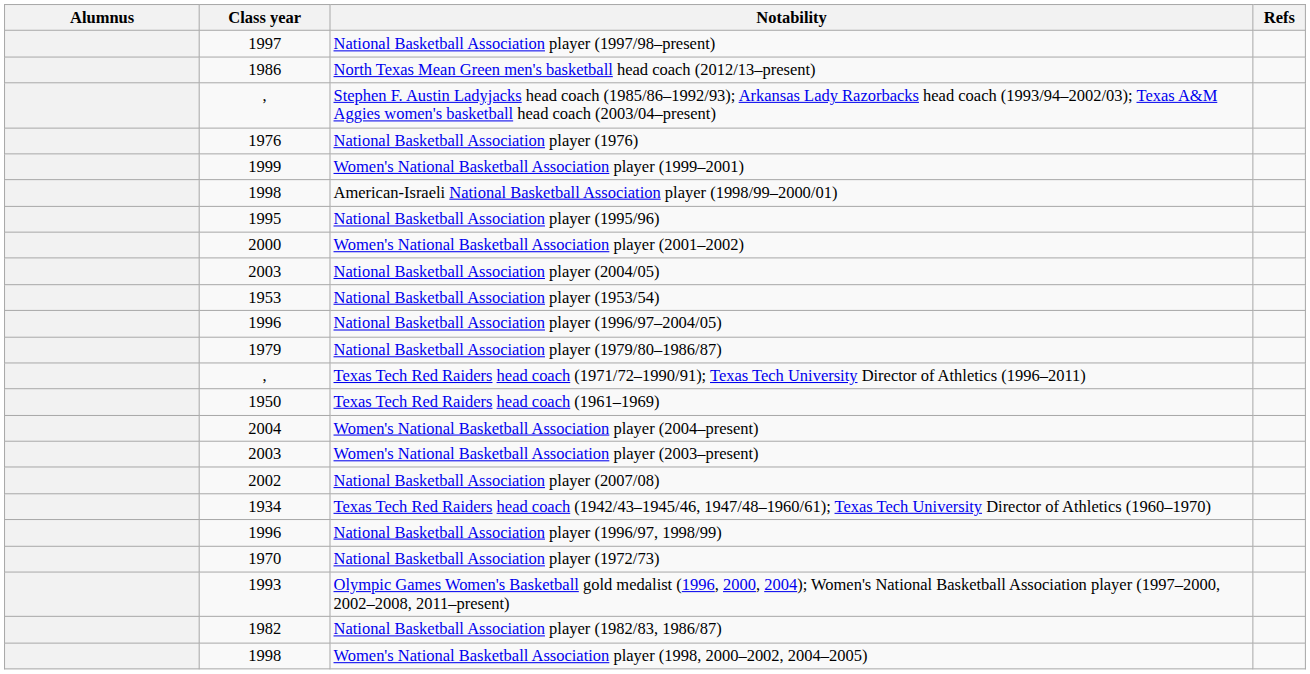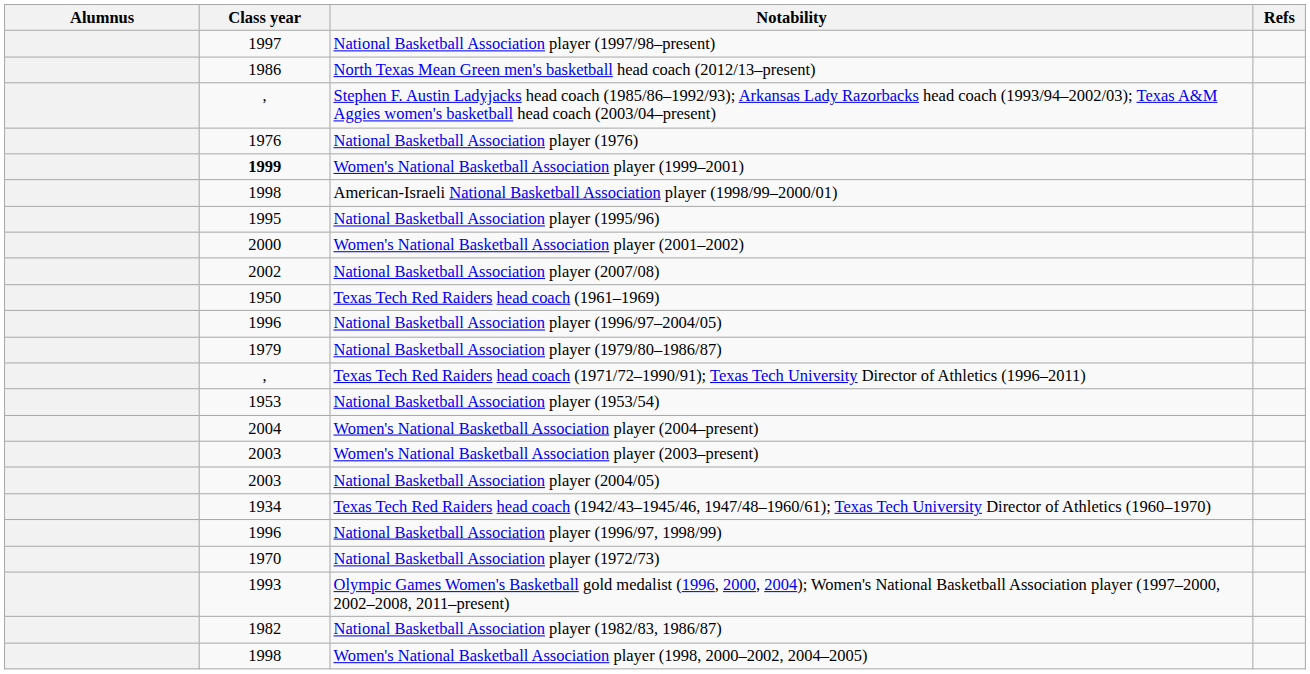(265, 166) normal -> (265, 166) bold
rows swapped: (496, 271) <-> (496, 480)
rows swapped: (497, 402) <-> (496, 297)
